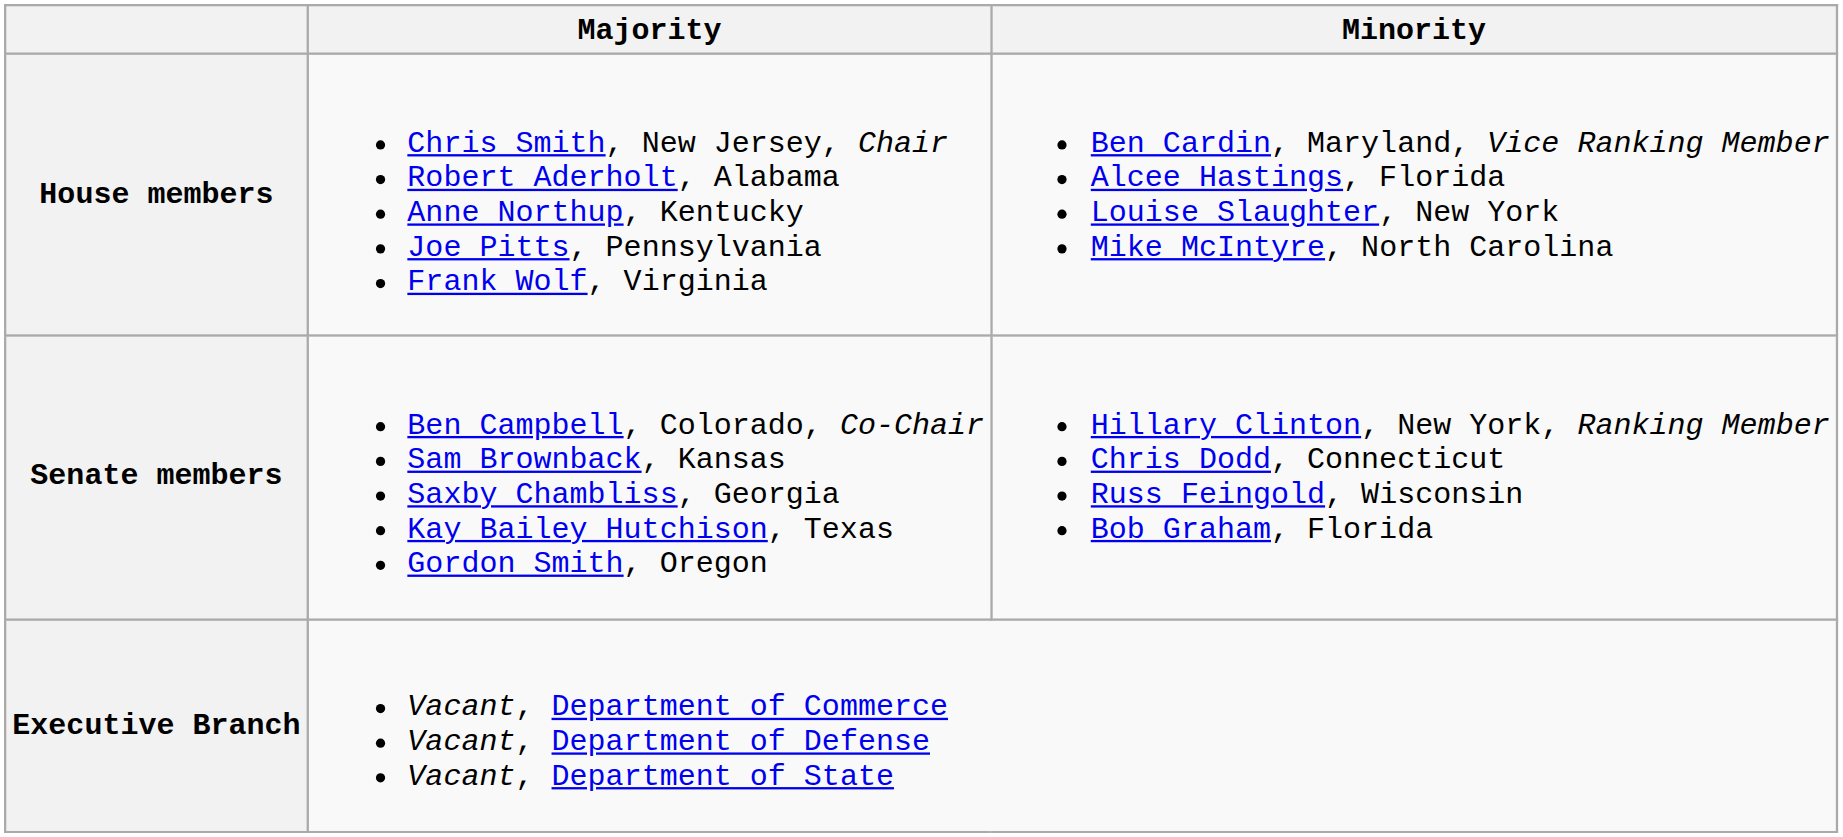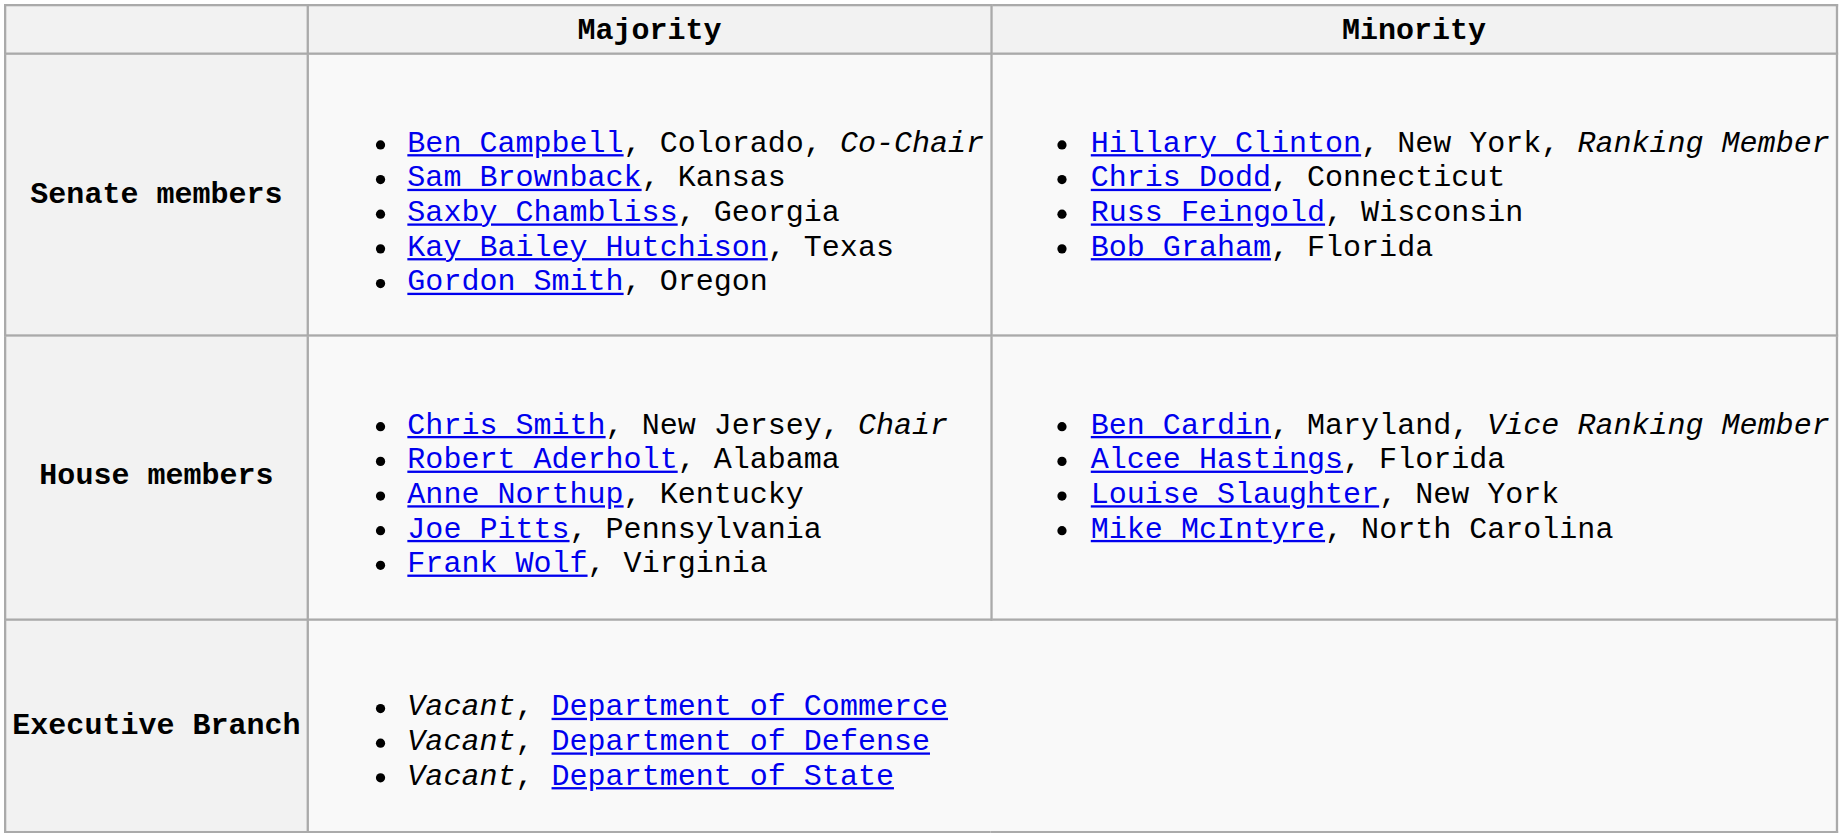rows swapped: (156, 477) <-> (156, 195)
